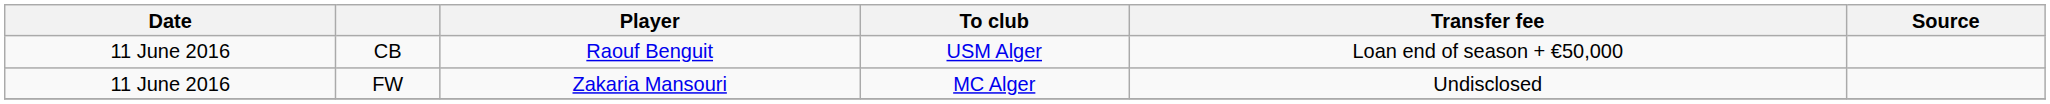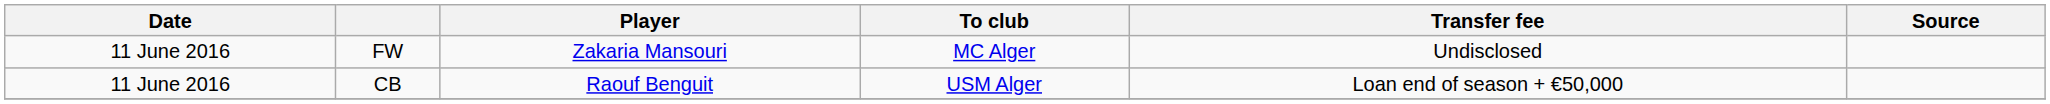rows swapped: (388, 83) <-> (388, 52)
